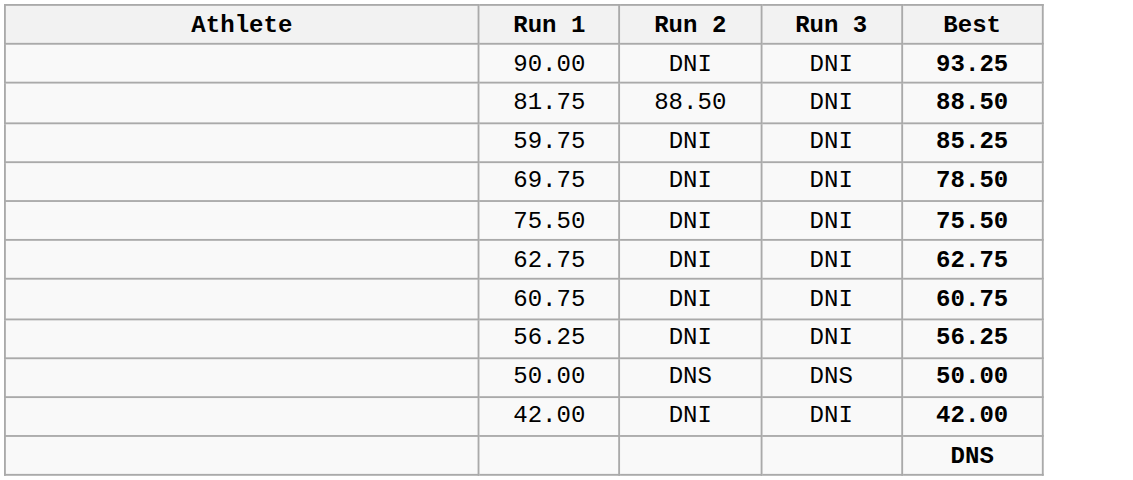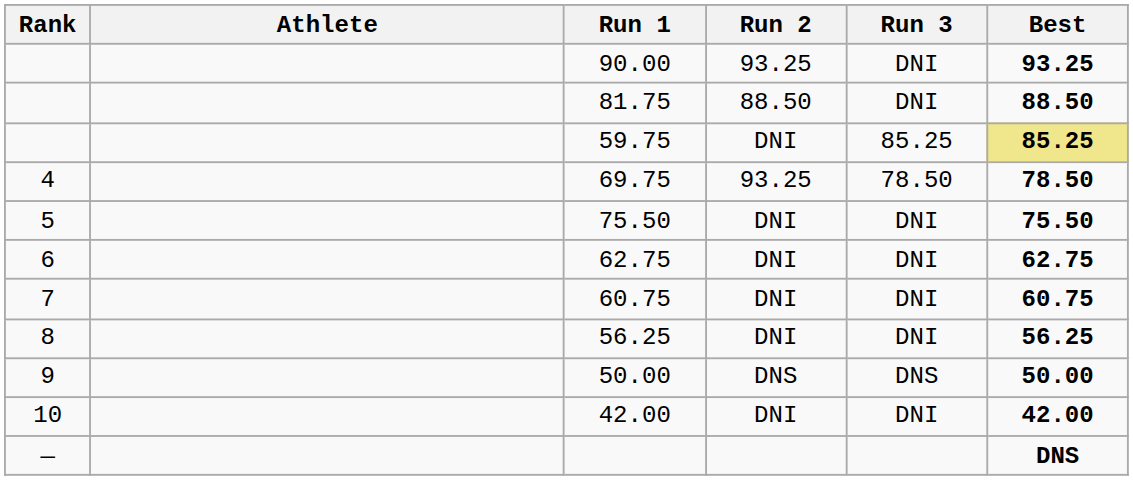+ column: (48, 25)
(690, 64) DNI -> (776, 64) 93.25
(831, 142) DNI -> (917, 142) 85.25
(972, 142) no background -> (1058, 142) khaki background
(690, 181) DNI -> (776, 181) 93.25
(831, 181) DNI -> (917, 181) 78.50
